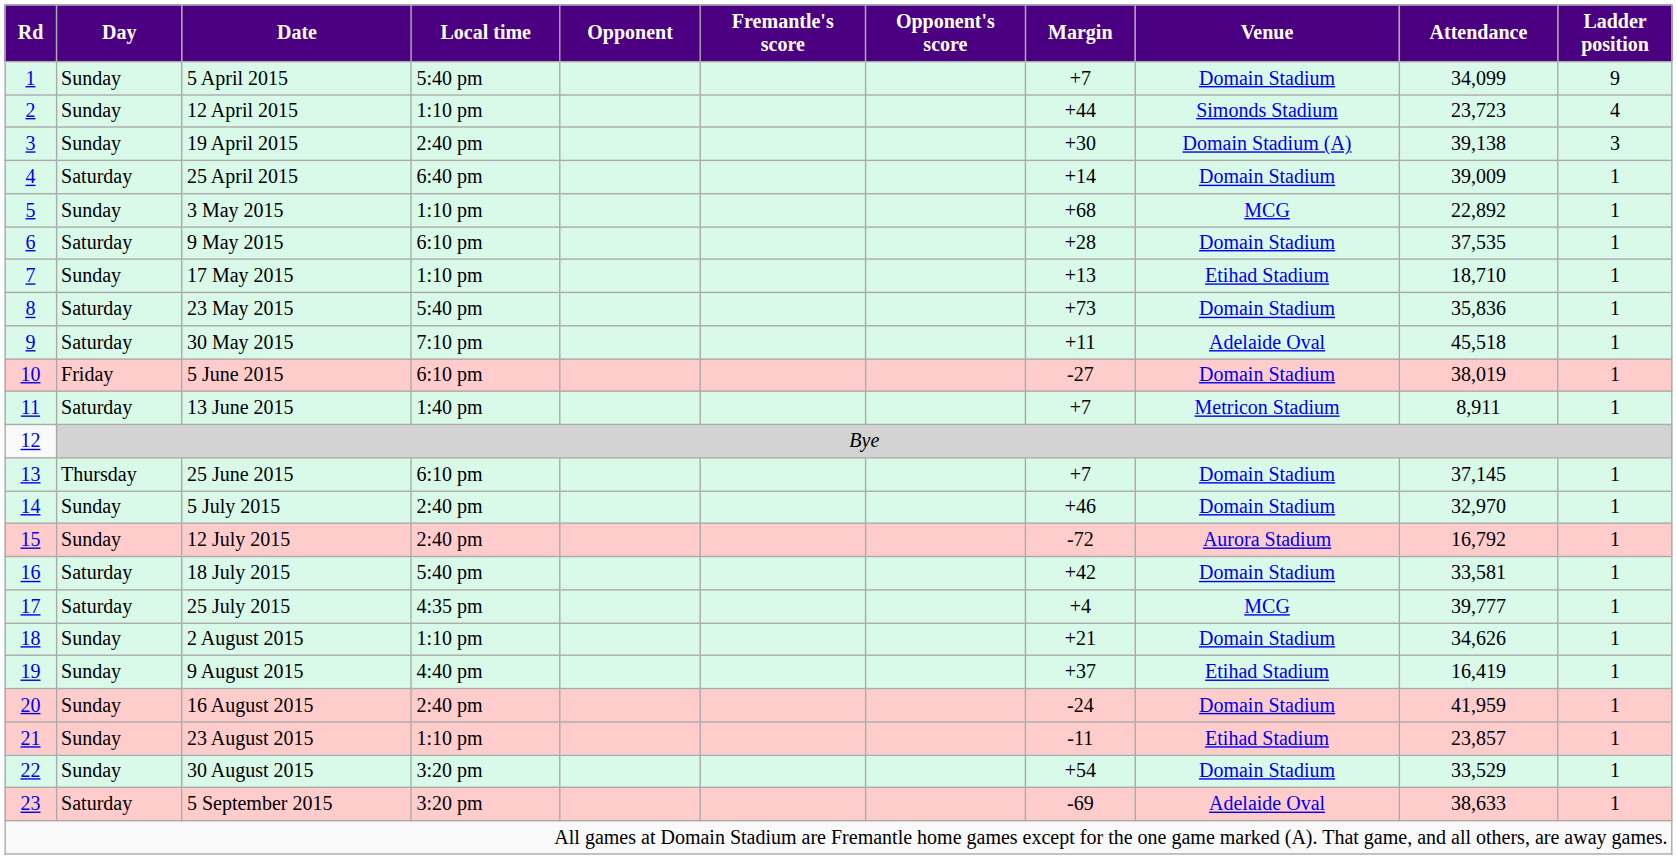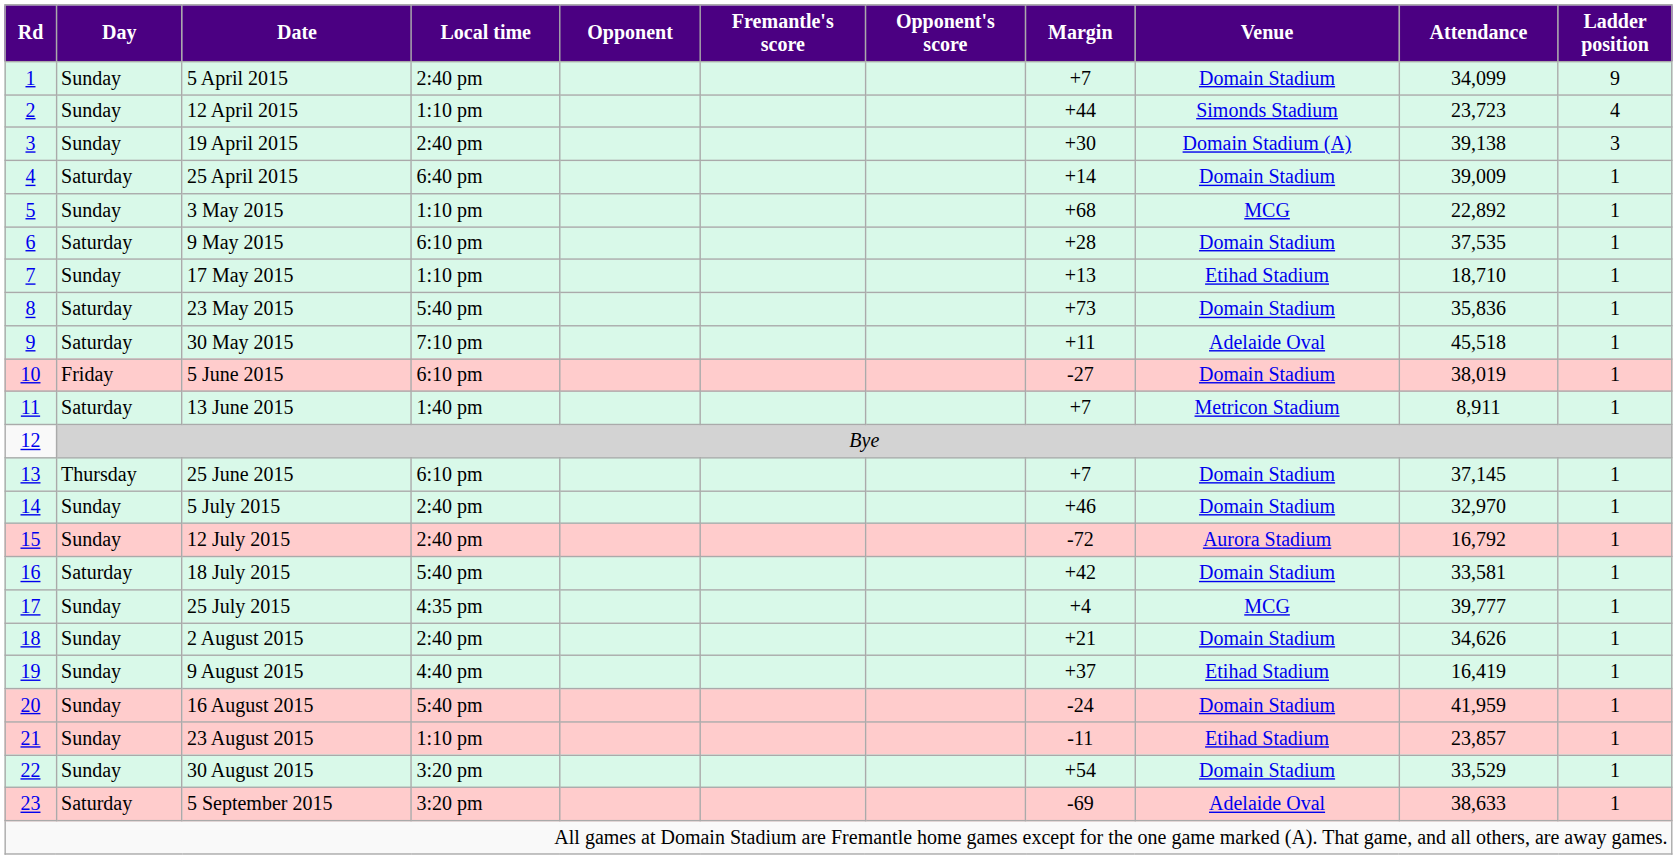(449, 78) 5:40 pm -> (449, 78) 2:40 pm
(97, 606) Saturday -> (91, 606) Sunday
(449, 639) 1:10 pm -> (449, 639) 2:40 pm
(449, 705) 2:40 pm -> (449, 705) 5:40 pm
